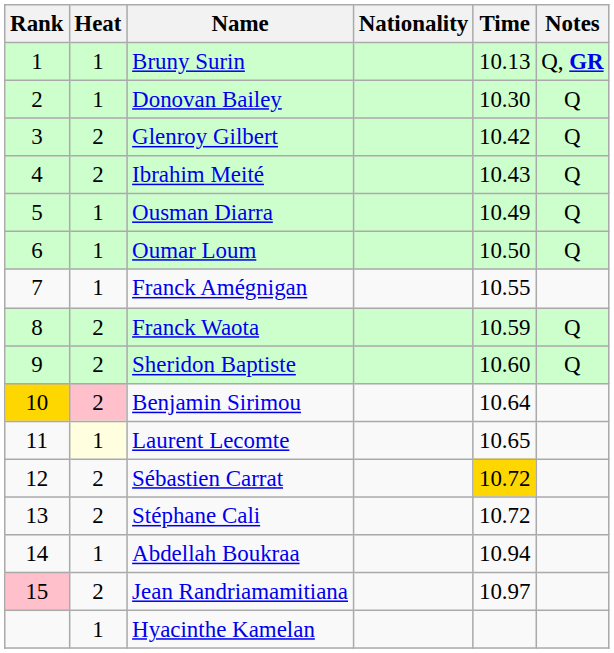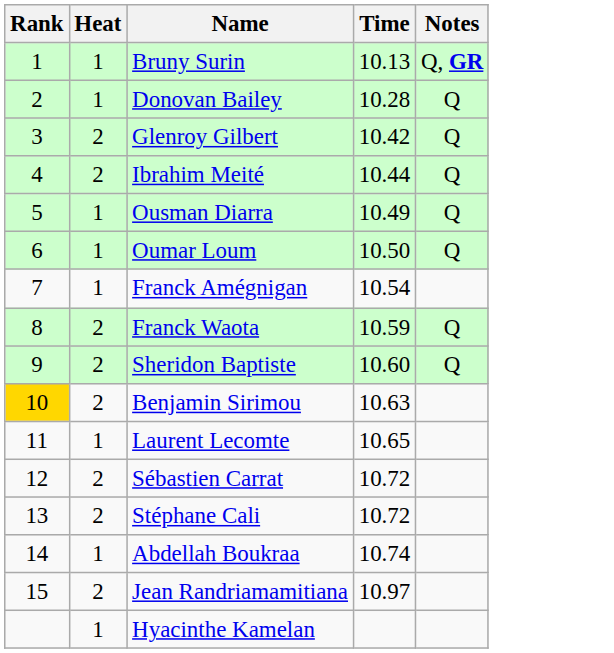- column: (413, 23)
(505, 99) 10.30 -> (384, 99) 10.28
(505, 174) 10.43 -> (384, 174) 10.44
(505, 288) 10.55 -> (384, 288) 10.54
(98, 402) pink background -> (98, 402) no background
(505, 402) 10.64 -> (384, 402) 10.63
(98, 439) lightyellow background -> (98, 439) no background
(505, 477) gold background -> (384, 477) no background
(505, 553) 10.94 -> (384, 553) 10.74
(37, 591) pink background -> (37, 591) no background
